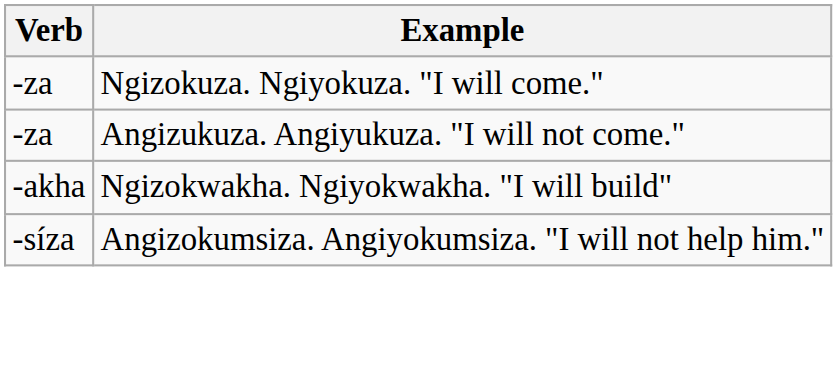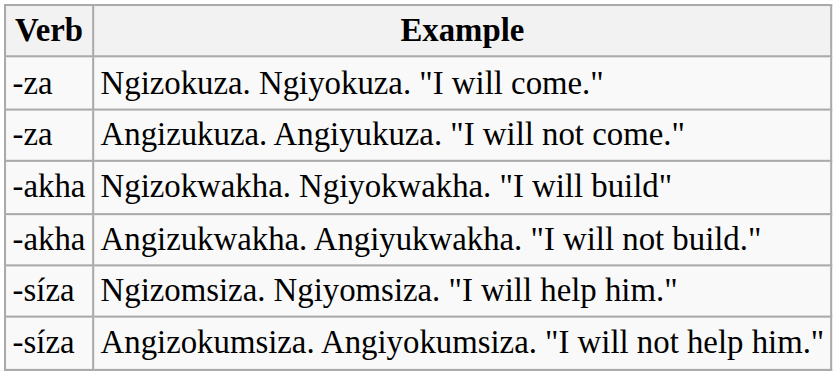+ row: (431, 238)
+ row: (389, 290)
